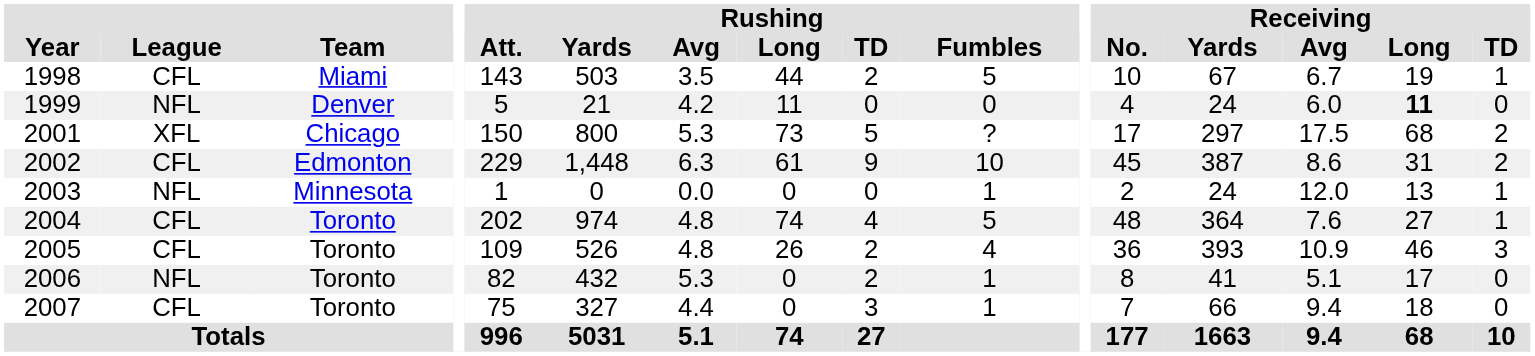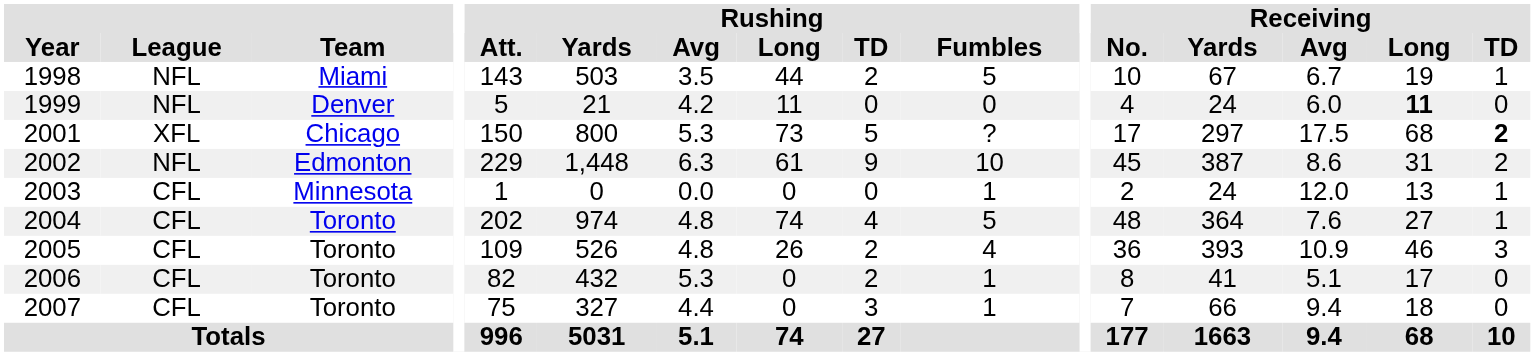(177, 76) CFL -> (177, 76) NFL
(1501, 134) normal -> (1501, 134) bold
(177, 163) CFL -> (177, 163) NFL
(177, 192) NFL -> (177, 192) CFL
(177, 279) NFL -> (177, 279) CFL
